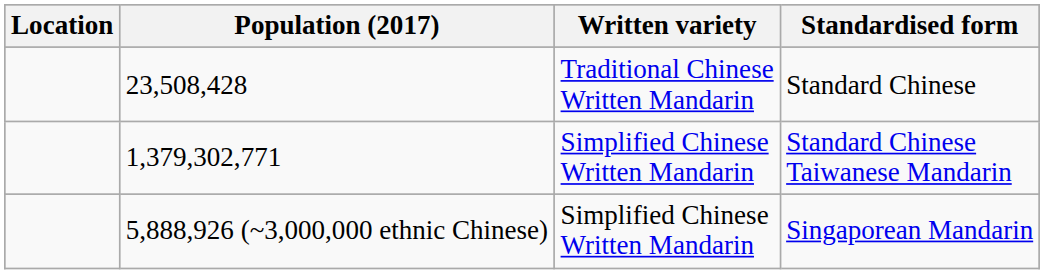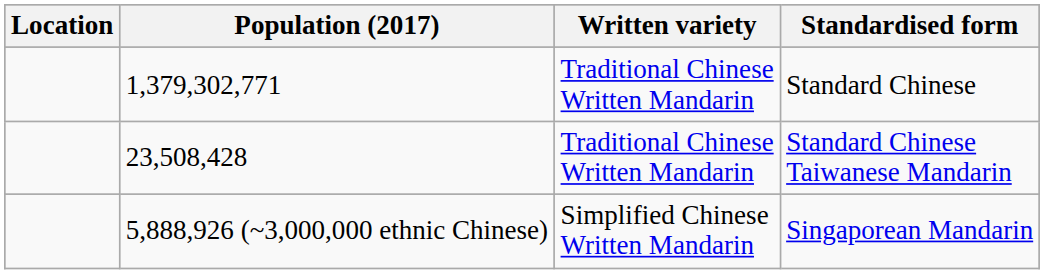(187, 84) 23,508,428 -> (203, 84) 1,379,302,771
(203, 157) 1,379,302,771 -> (187, 157) 23,508,428
(665, 157) Simplified Chinese Written Mandarin -> (667, 157) Traditional Chinese Written Mandarin
